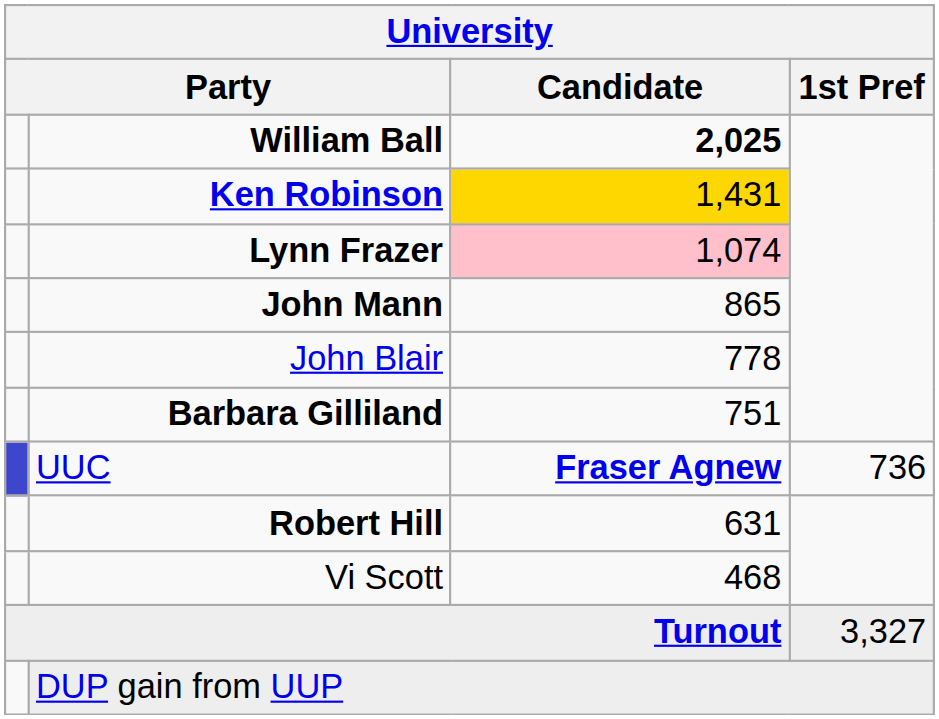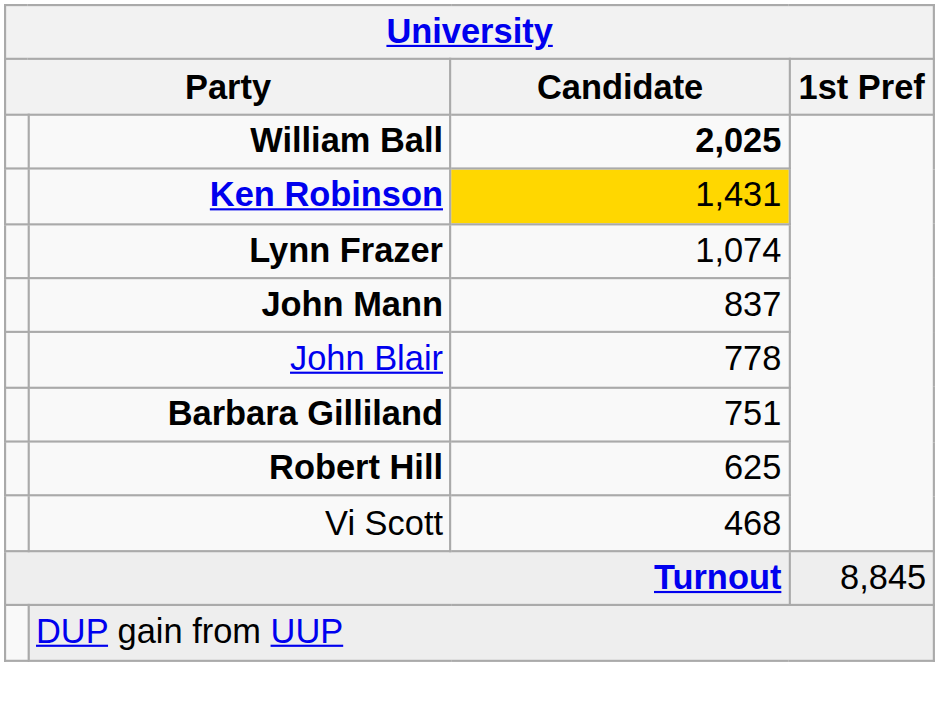(738, 250) pink background -> (738, 250) no background
(753, 304) 865 -> (753, 304) 837
- row: (73, 468)
(753, 522) 631 -> (753, 468) 625
(883, 631) 3,327 -> (883, 577) 8,845
